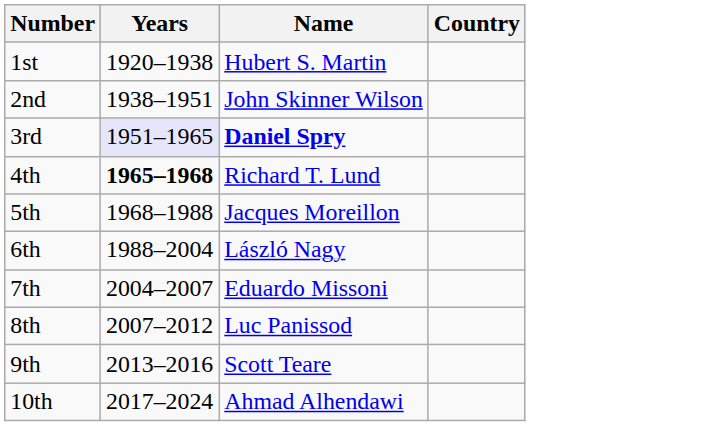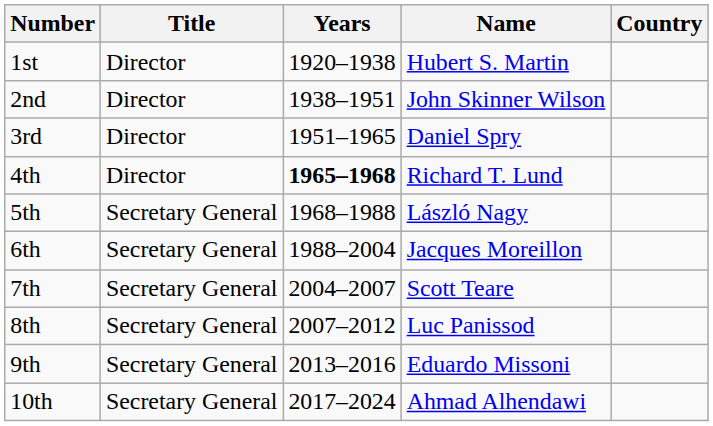+ column: (192, 23)
(160, 136) lavender background -> (342, 136) no background
(285, 136) bold -> (464, 136) normal
(312, 212) Jacques Moreillon -> (467, 212) László Nagy
(285, 250) László Nagy -> (494, 250) Jacques Moreillon
(306, 288) Eduardo Missoni -> (460, 288) Scott Teare
(278, 363) Scott Teare -> (488, 363) Eduardo Missoni
